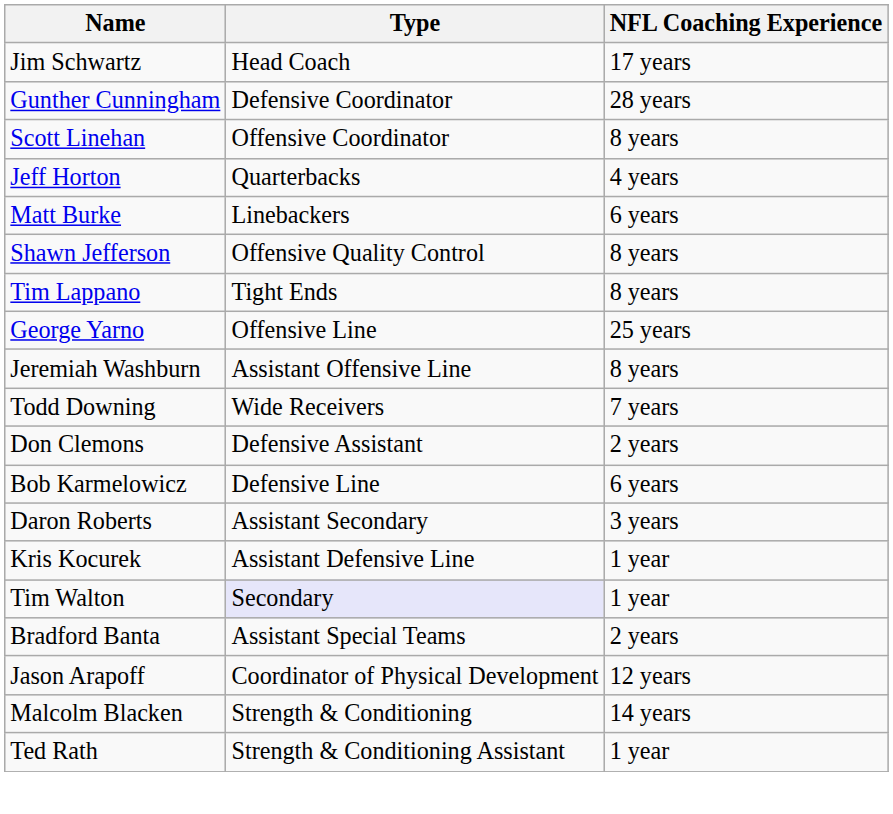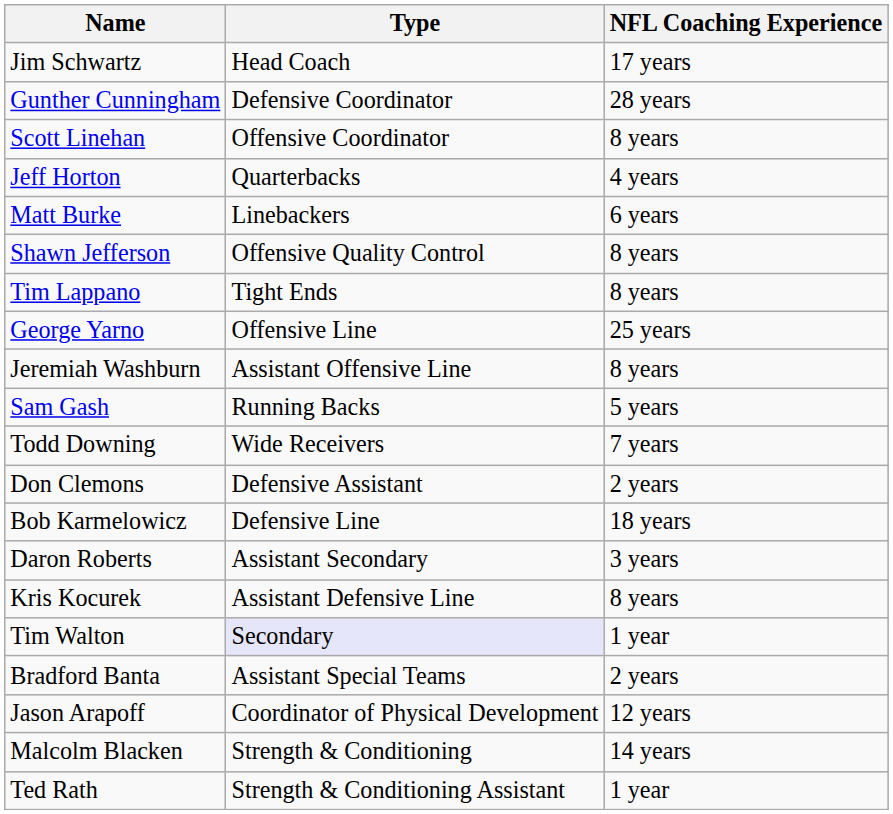+ row: (60, 406)
(644, 483) 6 years -> (650, 521) 18 years
(639, 560) 1 year -> (644, 598) 8 years
